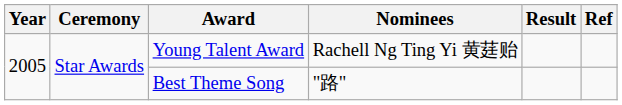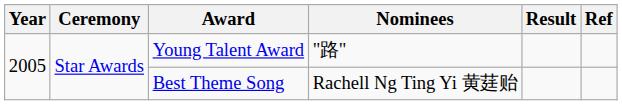(415, 49) Rachell Ng Ting Yi 黄莛贻 -> (330, 49) "路"
(330, 82) "路" -> (415, 82) Rachell Ng Ting Yi 黄莛贻
